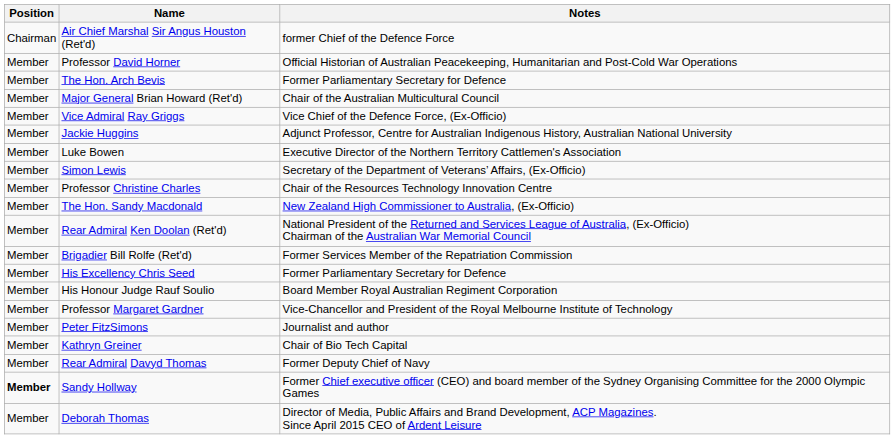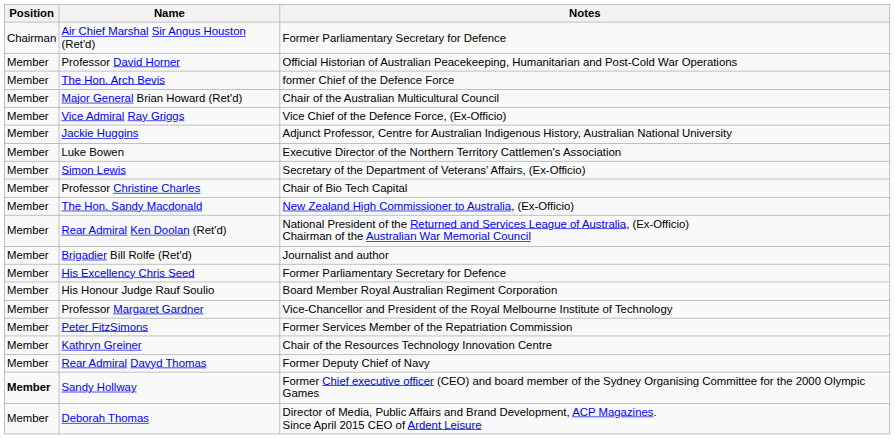(368, 37) former Chief of the Defence Force -> (394, 37) Former Parliamentary Secretary for Defence
(394, 80) Former Parliamentary Secretary for Defence -> (368, 80) former Chief of the Defence Force
(417, 188) Chair of the Resources Technology Innovation Centre -> (345, 188) Chair of Bio Tech Capital
(427, 255) Former Services Member of the Repatriation Commission -> (336, 255) Journalist and author
(336, 327) Journalist and author -> (427, 327) Former Services Member of the Repatriation Commission
(345, 345) Chair of Bio Tech Capital -> (417, 345) Chair of the Resources Technology Innovation Centre
